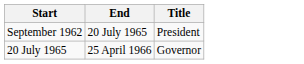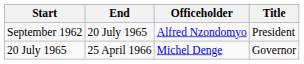+ column: (202, 13)
